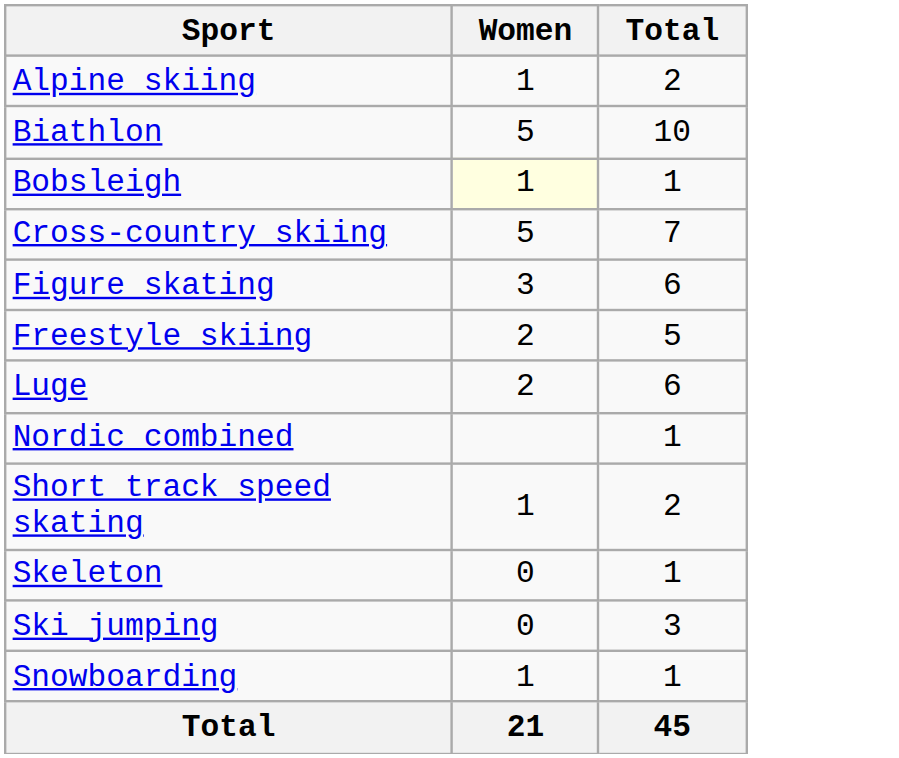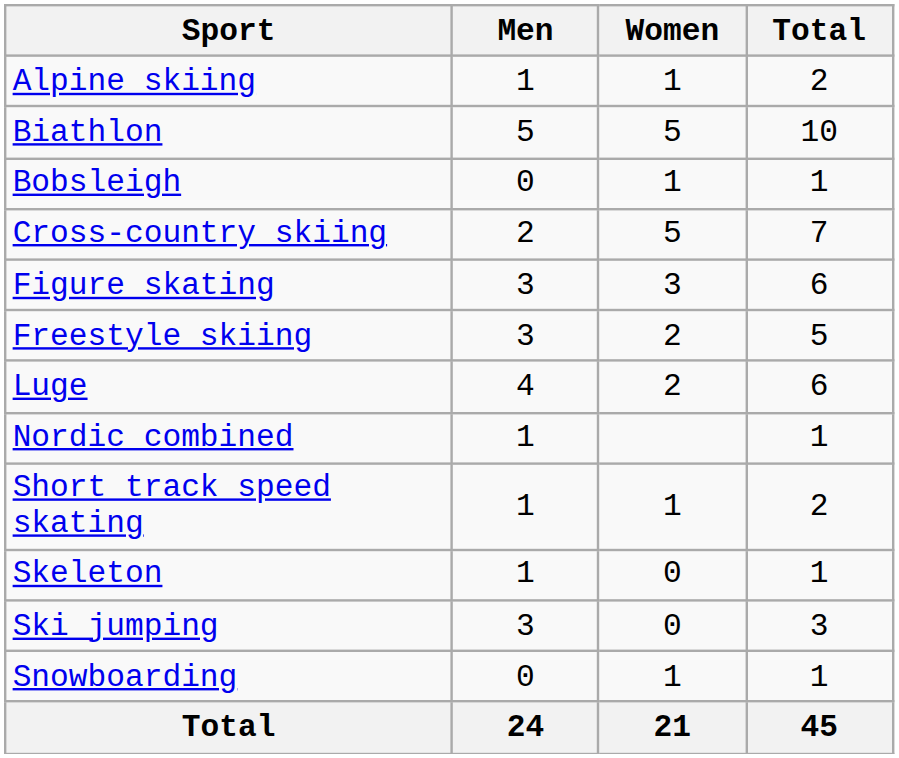+ column: (525, 31)
(525, 183) lightyellow background -> (672, 183) no background
